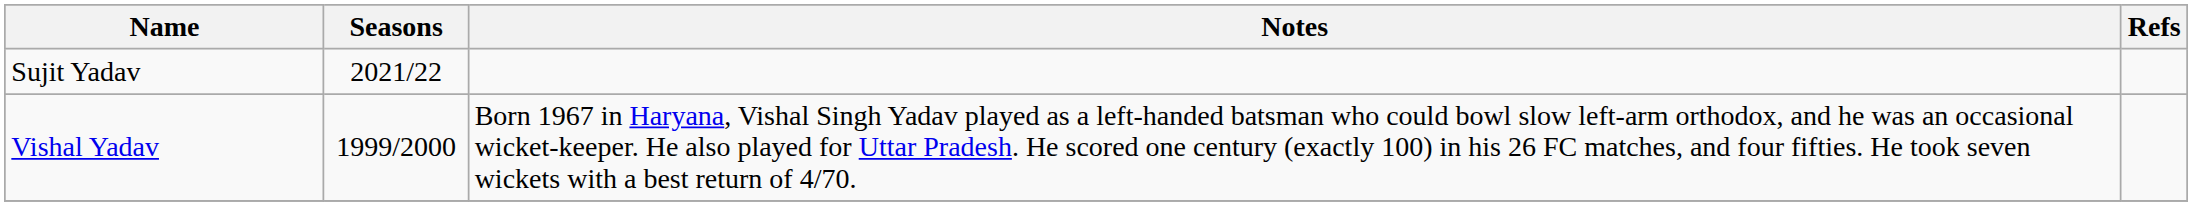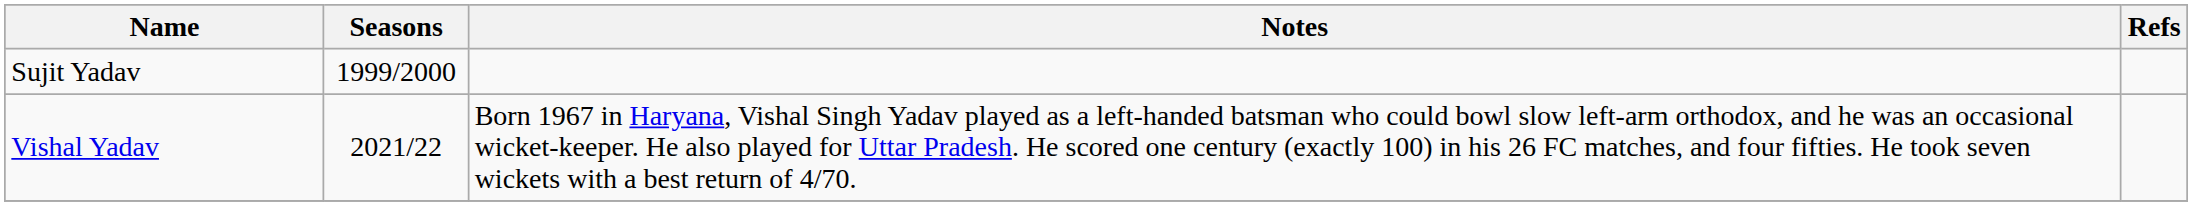(396, 71) 2021/22 -> (396, 71) 1999/2000
(396, 147) 1999/2000 -> (396, 147) 2021/22
